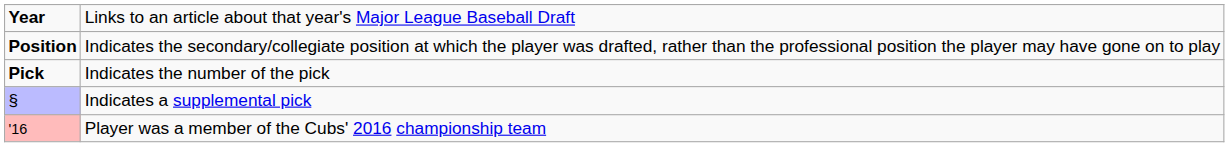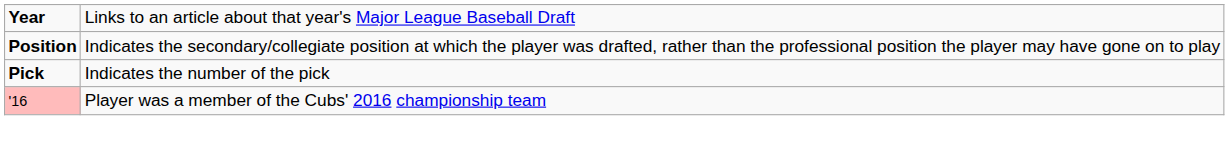- row: (13, 100)
